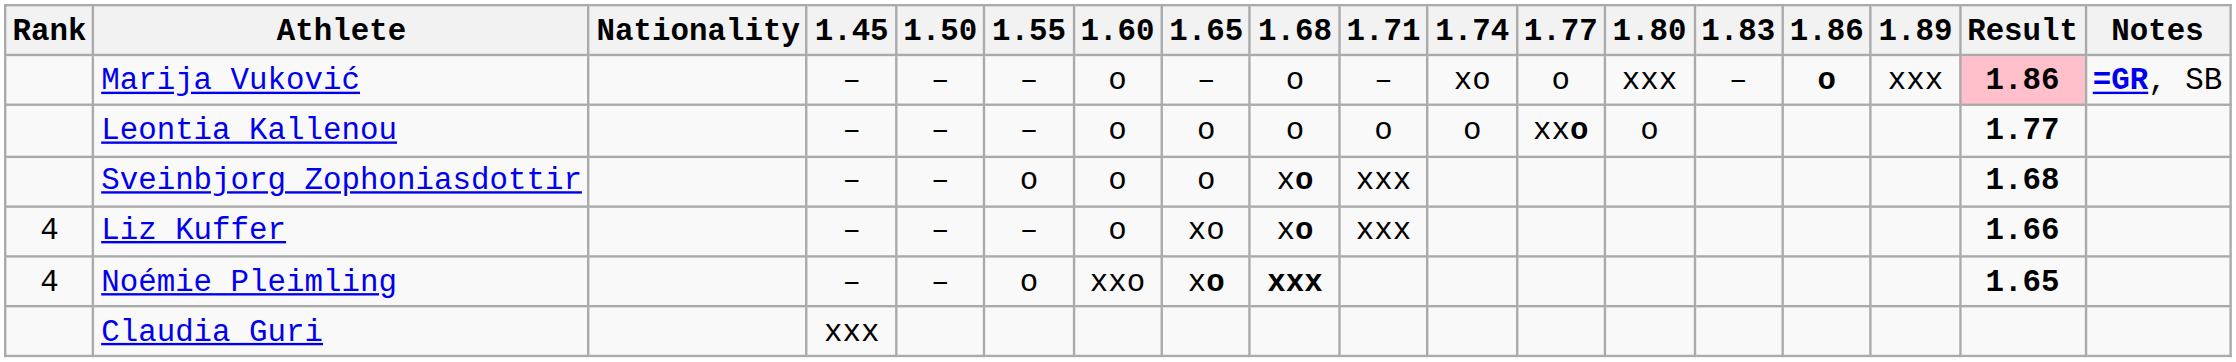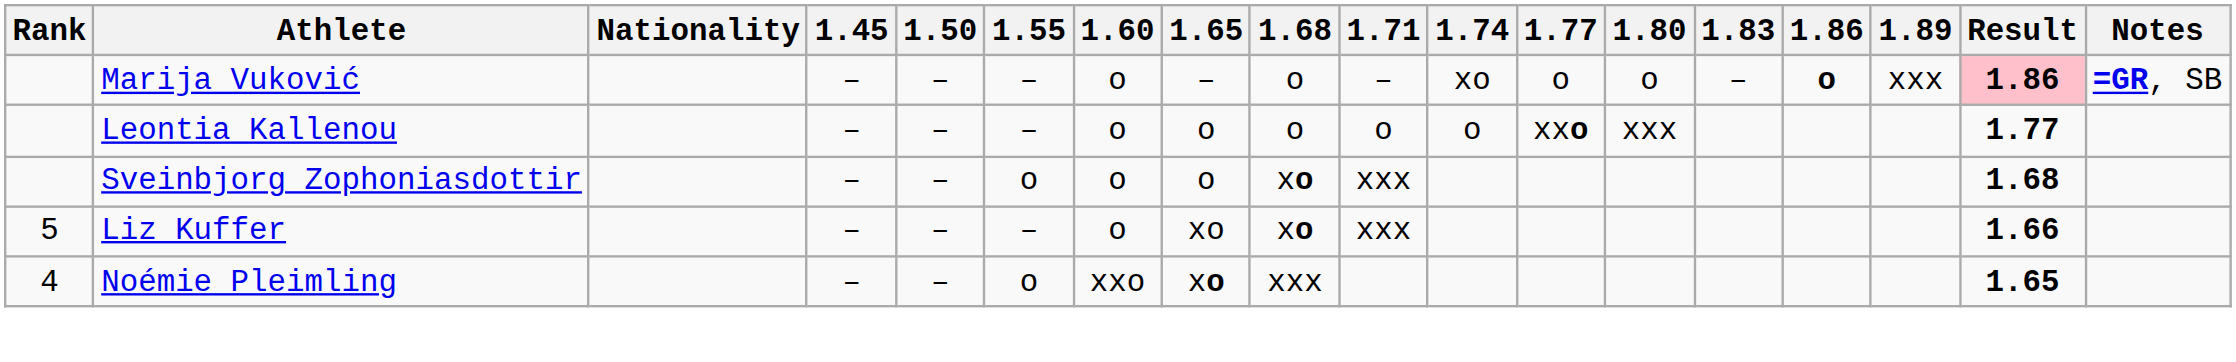(1650, 81) xxx -> (1650, 81) o
(1650, 131) o -> (1650, 131) xxx
(50, 231) 4 -> (50, 231) 5
(1295, 281) bold -> (1295, 281) normal
- row: (212, 332)
